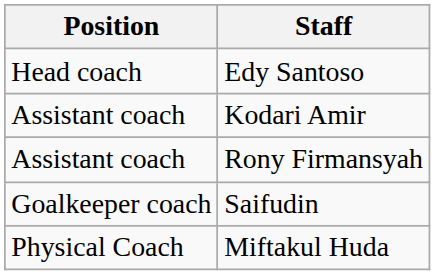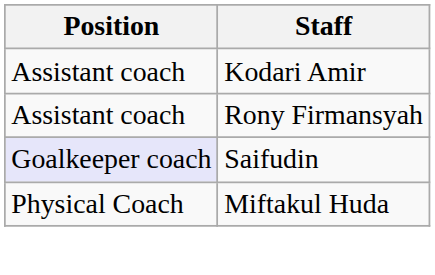- row: (294, 70)
(111, 203) no background -> (111, 159) lavender background
